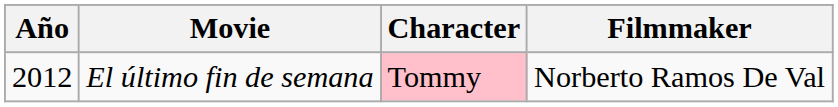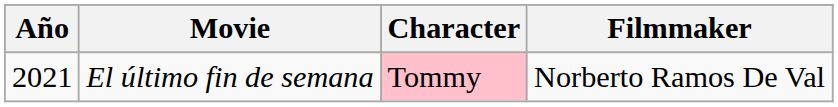(42, 76) 2012 -> (42, 76) 2021
